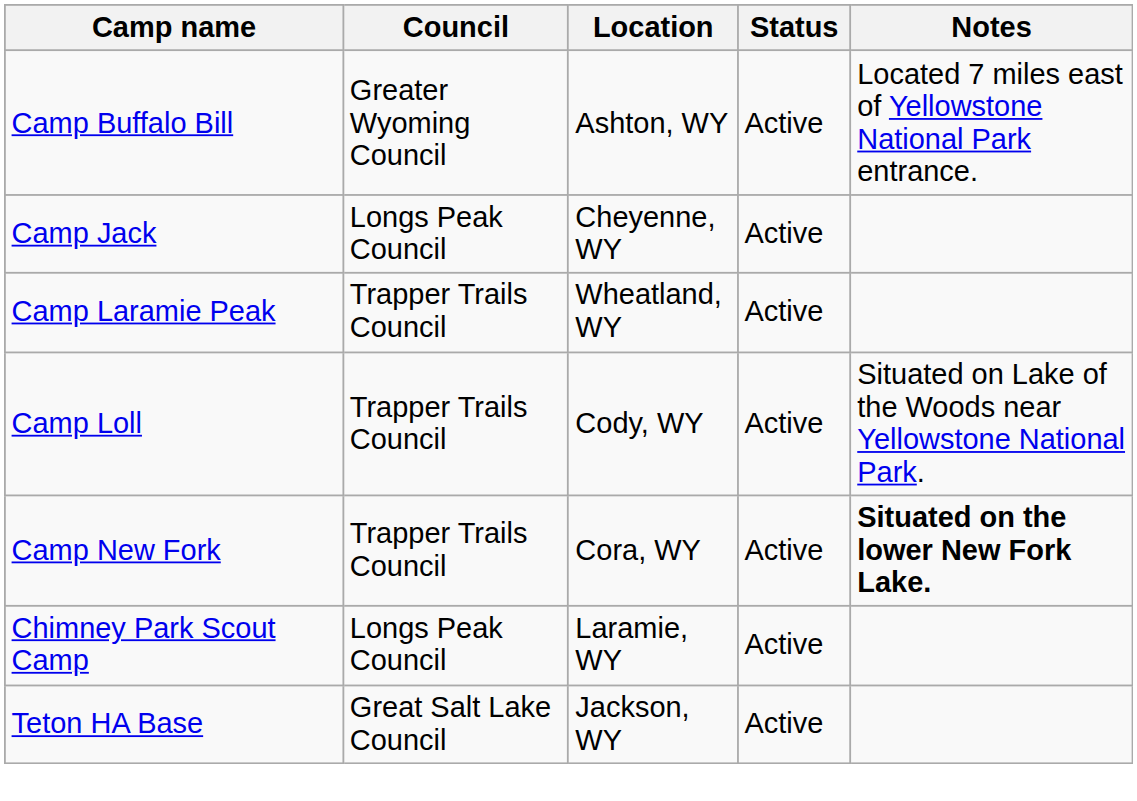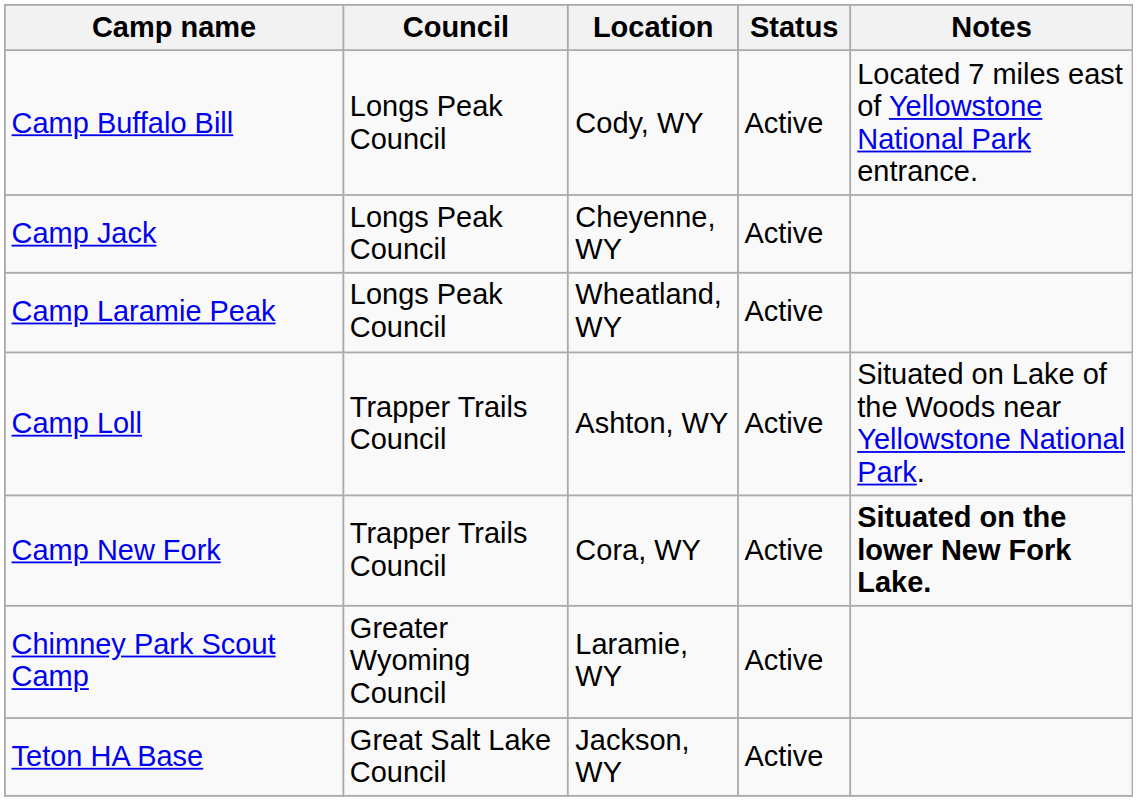(410, 122) Greater Wyoming Council -> (426, 122) Longs Peak Council
(652, 122) Ashton, WY -> (639, 122) Cody, WY
(439, 311) Trapper Trails Council -> (426, 311) Longs Peak Council
(639, 422) Cody, WY -> (652, 422) Ashton, WY
(426, 645) Longs Peak Council -> (410, 661) Greater Wyoming Council
